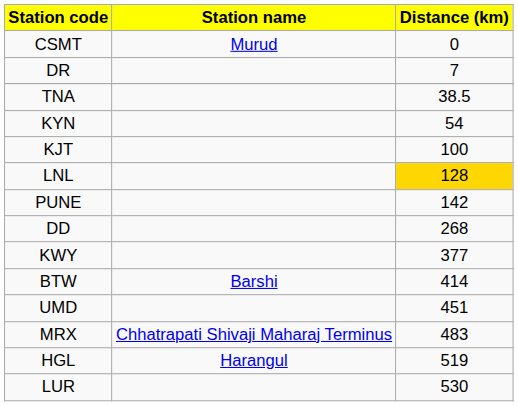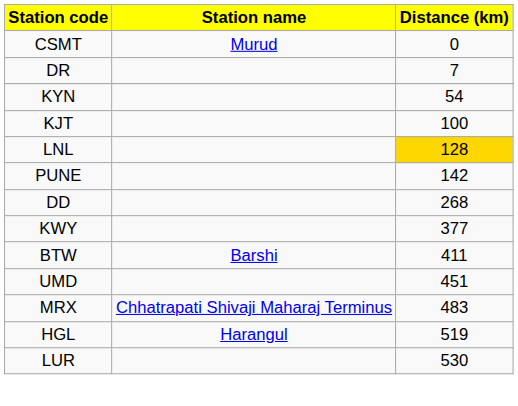- row: (58, 96)
(454, 281) 414 -> (454, 255) 411
